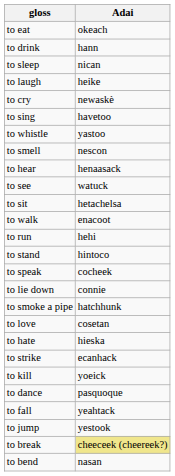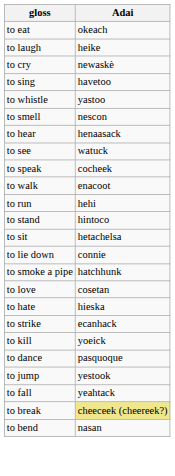- row: (23, 47)
- row: (23, 64)
rows swapped: (24, 271) <-> (17, 202)
rows swapped: (23, 427) <-> (19, 410)
